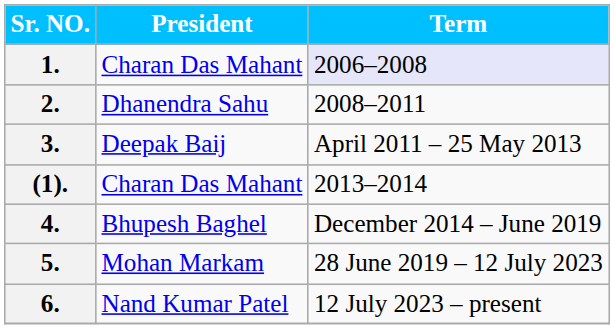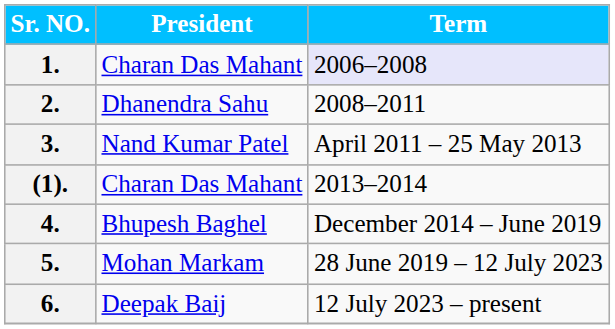(164, 143) Deepak Baij -> (195, 143) Nand Kumar Patel
(195, 303) Nand Kumar Patel -> (164, 303) Deepak Baij
